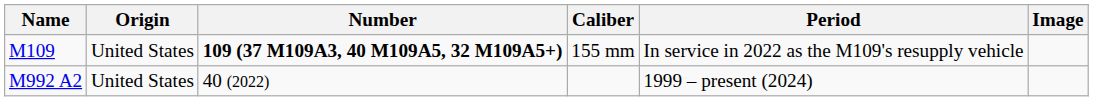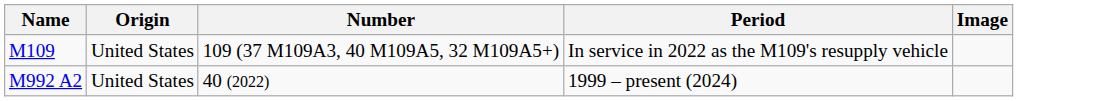- column: (603, 19)
(383, 50) bold -> (381, 50) normal
